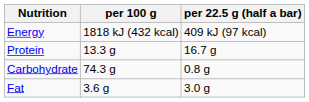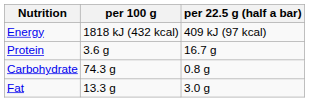(99, 50) 13.3 g -> (96, 50) 3.6 g
(96, 87) 3.6 g -> (99, 87) 13.3 g
